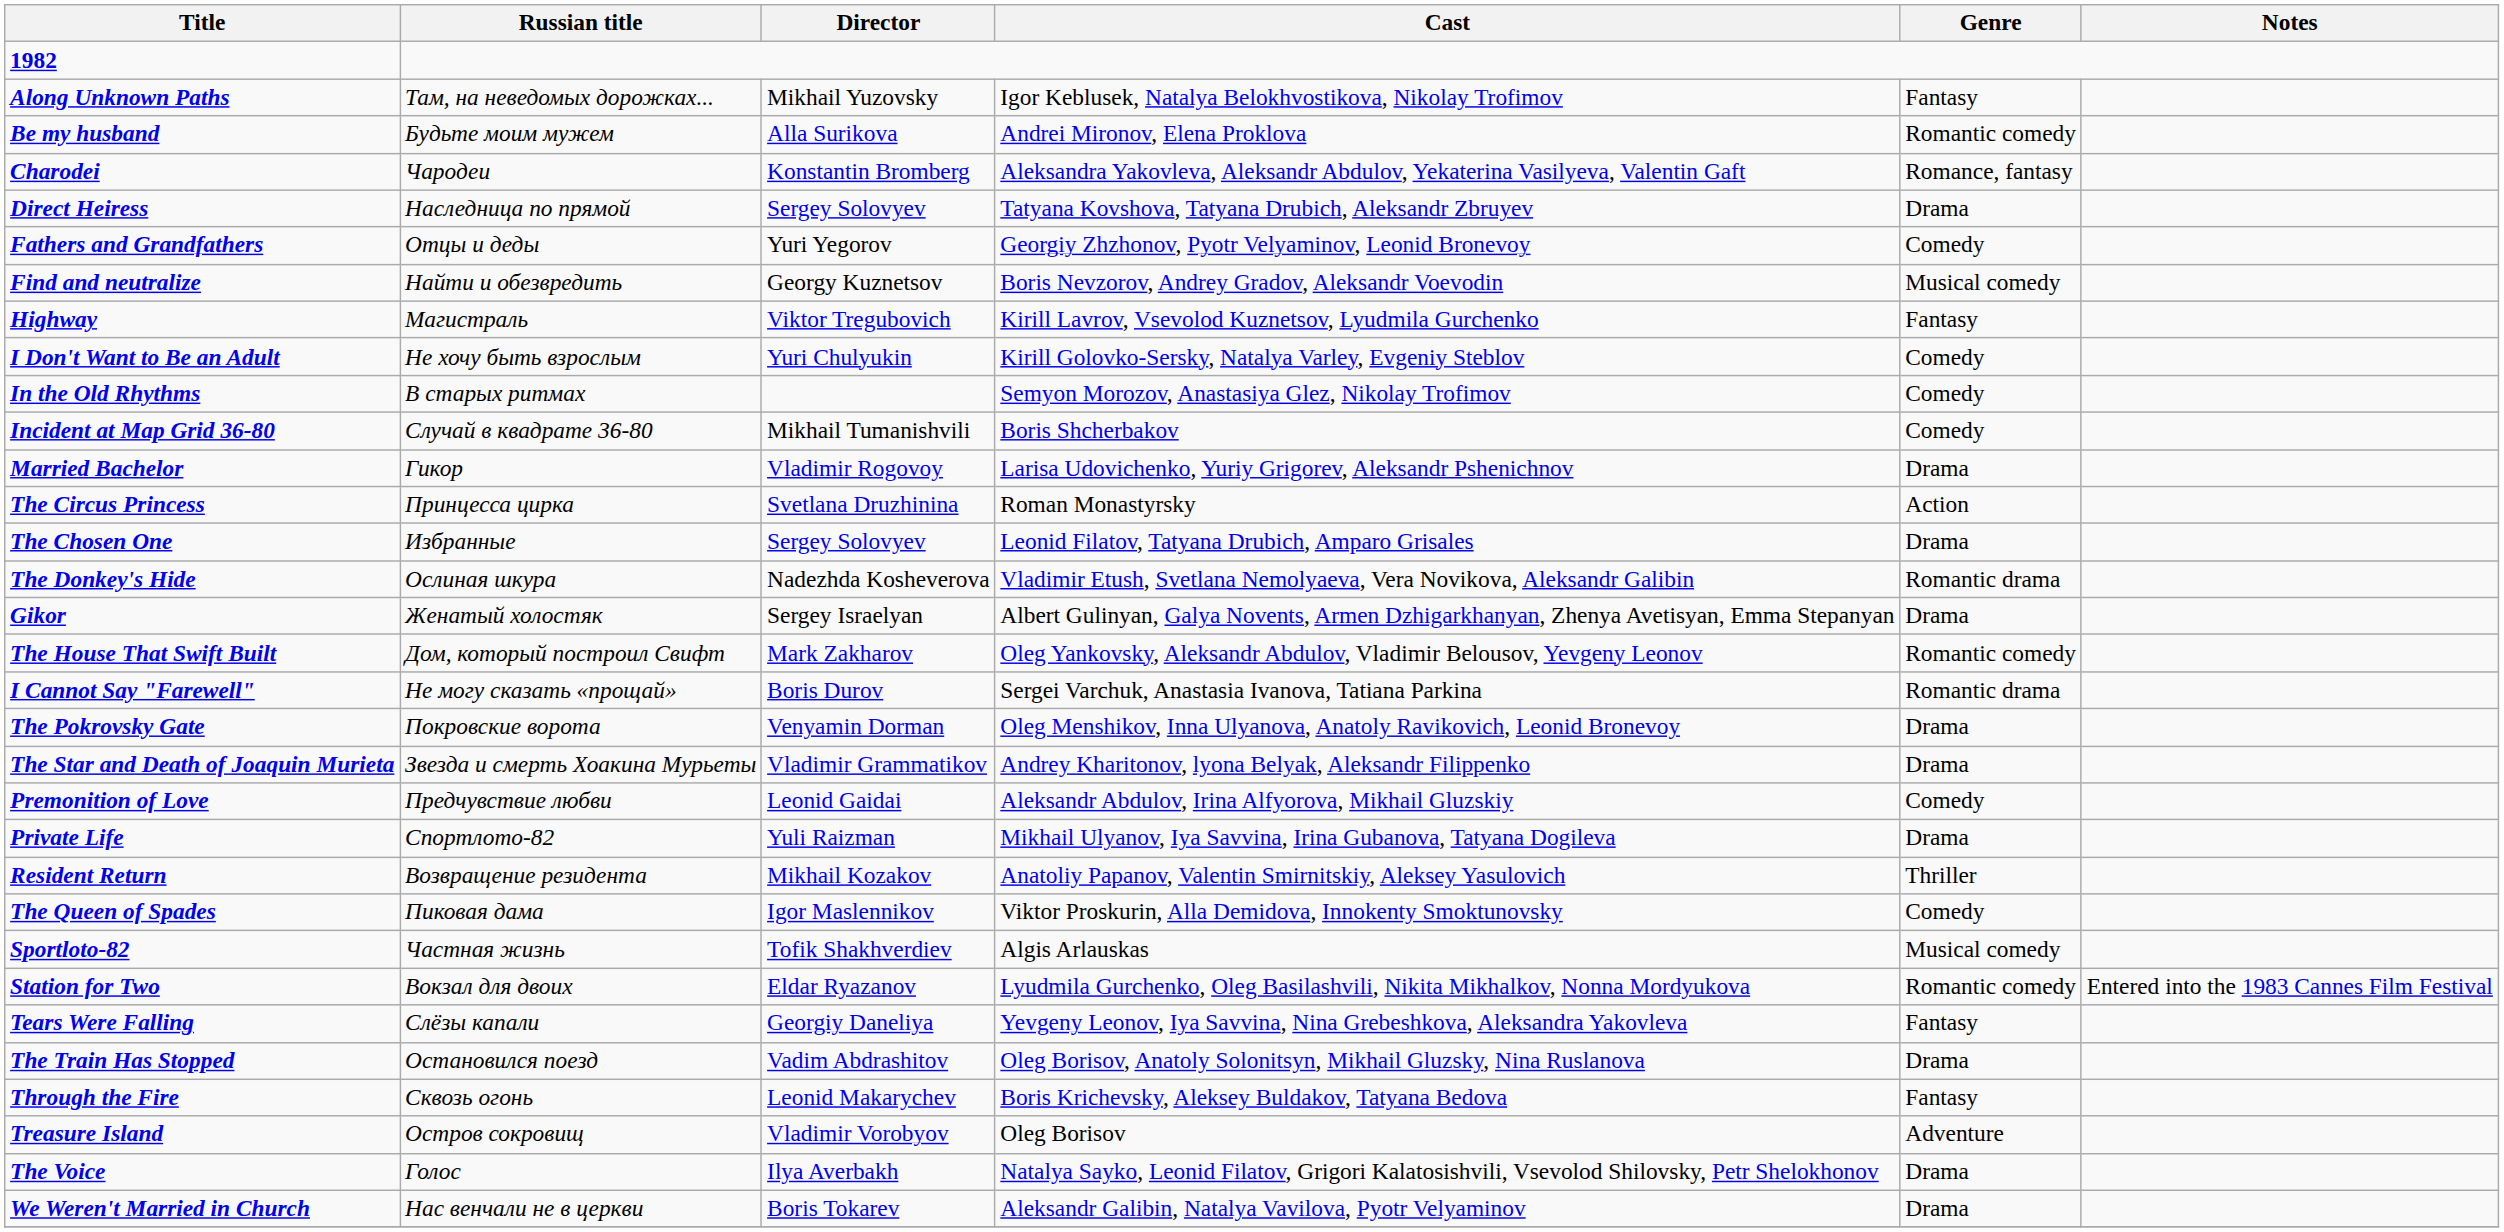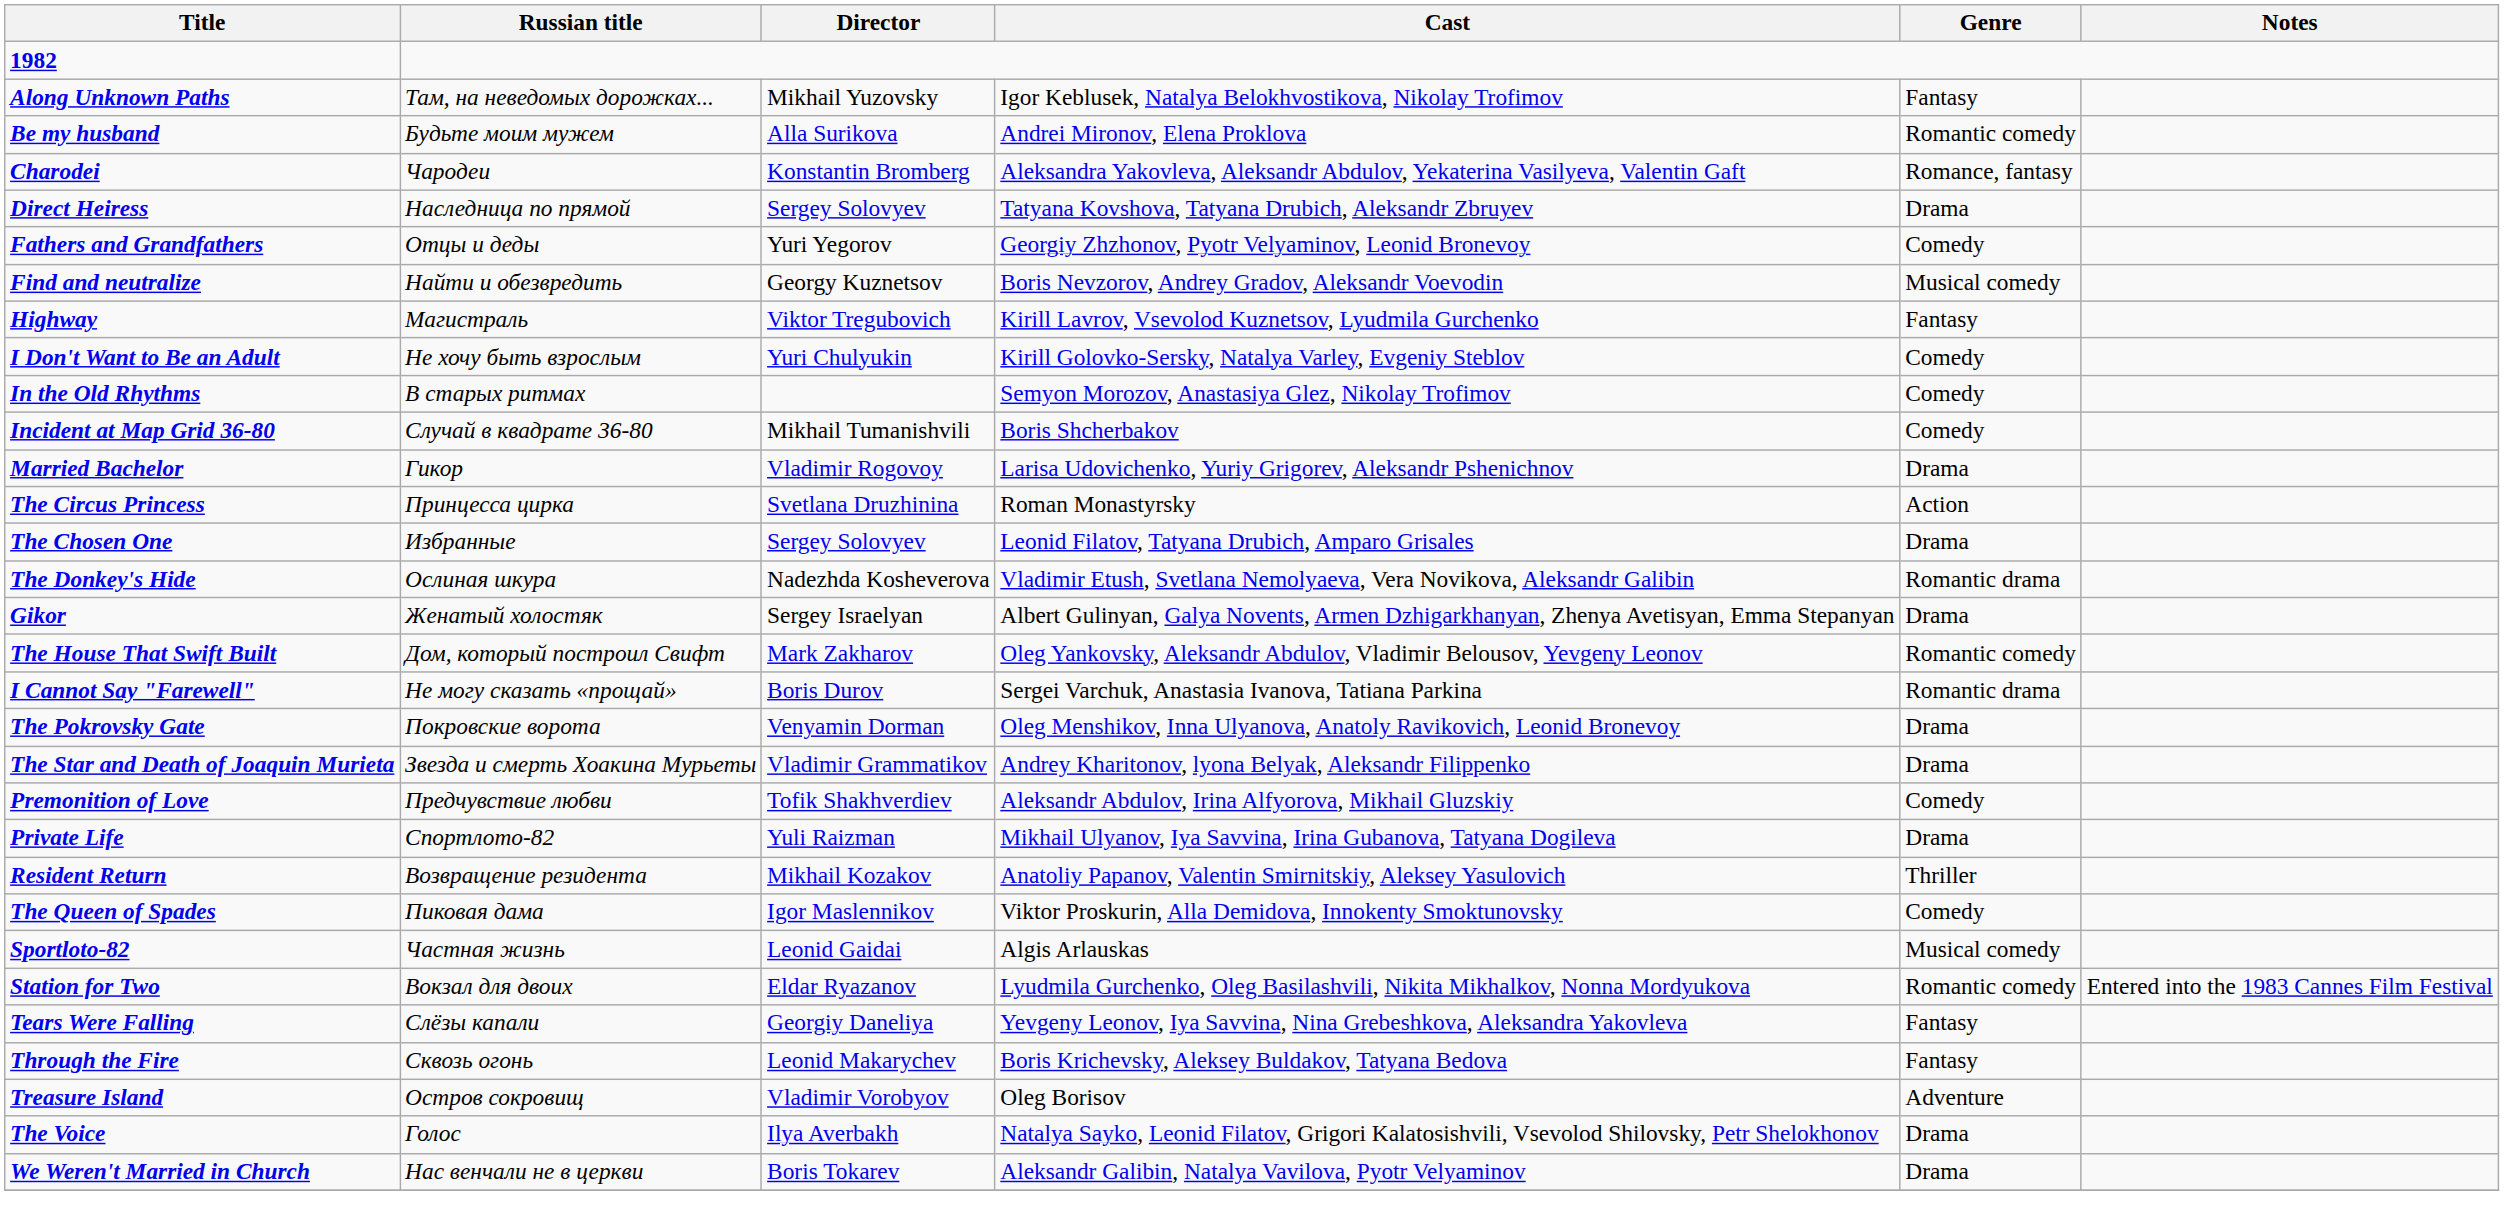(834, 801) Leonid Gaidai -> (859, 801) Tofik Shakhverdiev
(859, 949) Tofik Shakhverdiev -> (834, 949) Leonid Gaidai
- row: (122, 1060)
